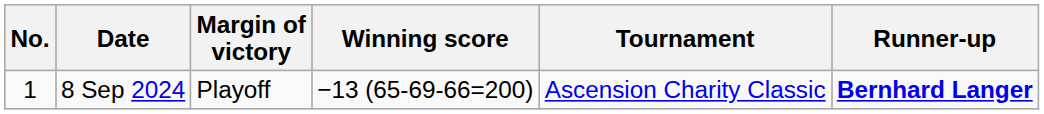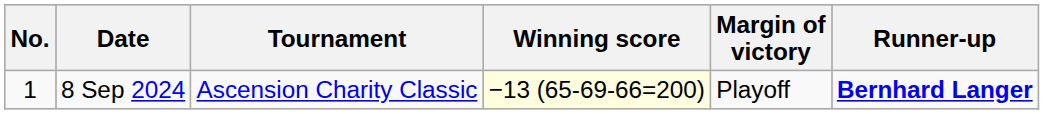columns swapped: (685, 38) <-> (251, 38)
(425, 90) no background -> (597, 90) lightyellow background
